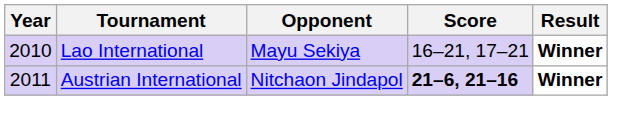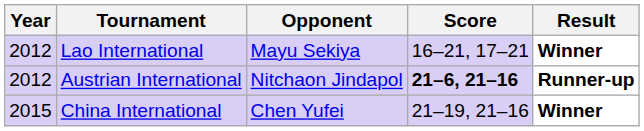(30, 50) 2010 -> (30, 50) 2012
(30, 81) 2011 -> (30, 81) 2012
(570, 81) Winner -> (586, 81) Runner-up
+ row: (141, 111)
